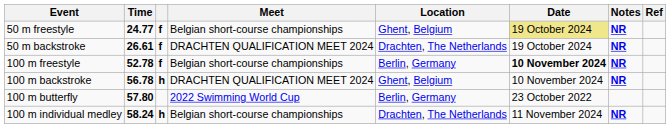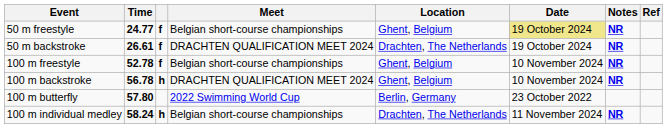(417, 64) Berlin, Germany -> (415, 64) Ghent, Belgium
(559, 64) bold -> (557, 64) normal
